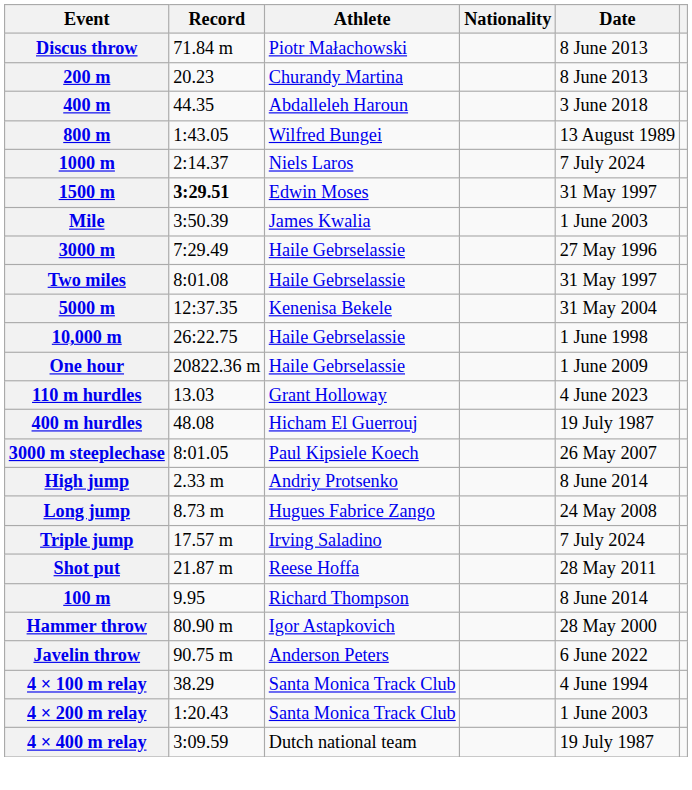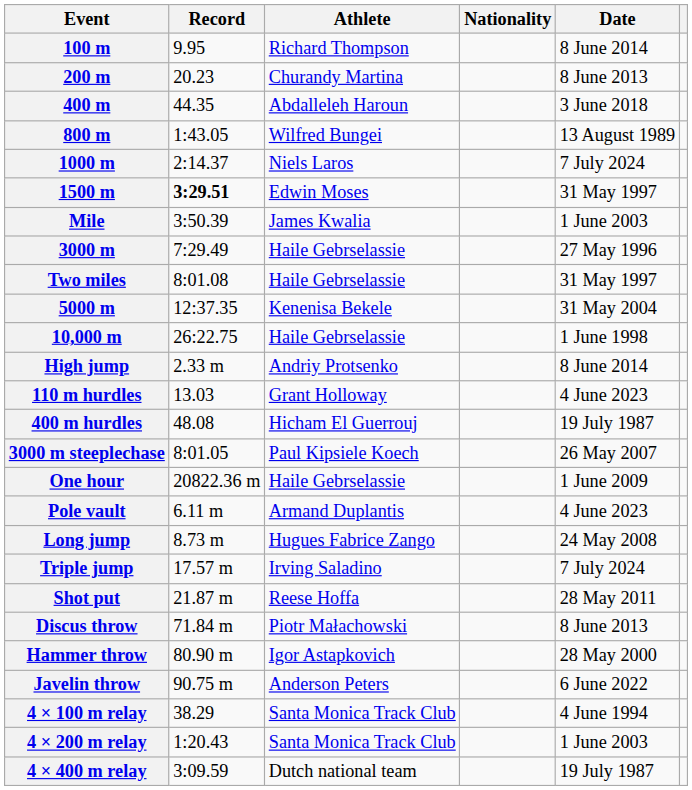rows swapped: (87, 597) <-> (87, 47)
rows swapped: (87, 366) <-> (87, 481)
+ row: (87, 510)
